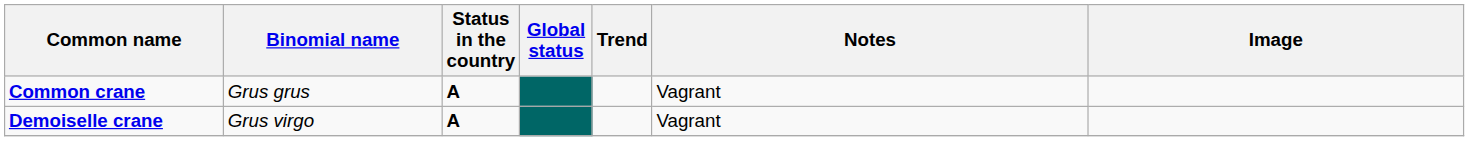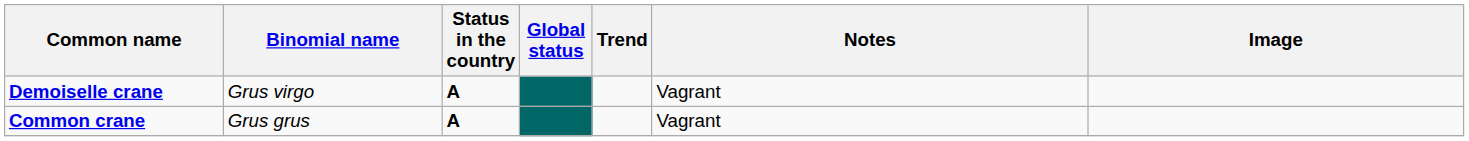rows swapped: (77, 91) <-> (86, 120)
